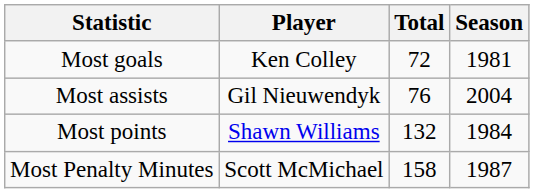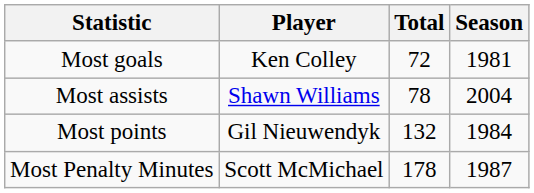(304, 95) Gil Nieuwendyk -> (304, 95) Shawn Williams
(419, 95) 76 -> (419, 95) 78
(304, 132) Shawn Williams -> (304, 132) Gil Nieuwendyk
(419, 168) 158 -> (419, 168) 178
